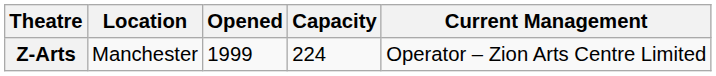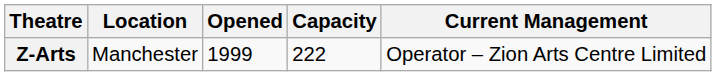(309, 54) 224 -> (309, 54) 222
